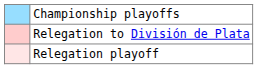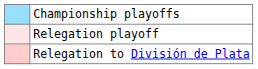rows swapped: (96, 54) <-> (141, 34)
